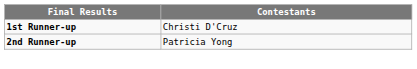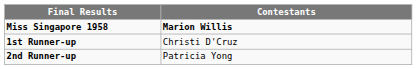+ row: (57, 26)
